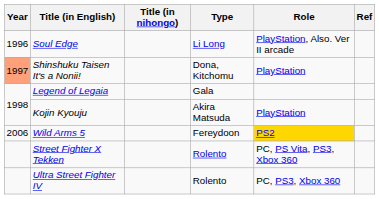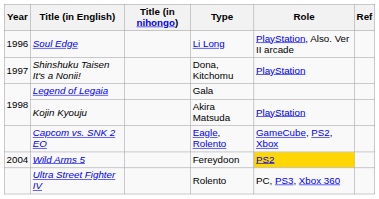(17, 70) lightsalmon background -> (17, 70) no background
+ row: (74, 139)
(17, 133) 2006 -> (17, 160) 2004
- row: (67, 154)
